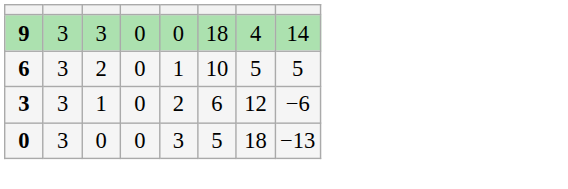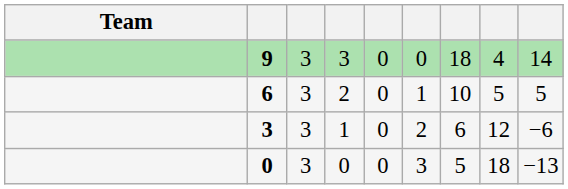+ column: (126, 22)
